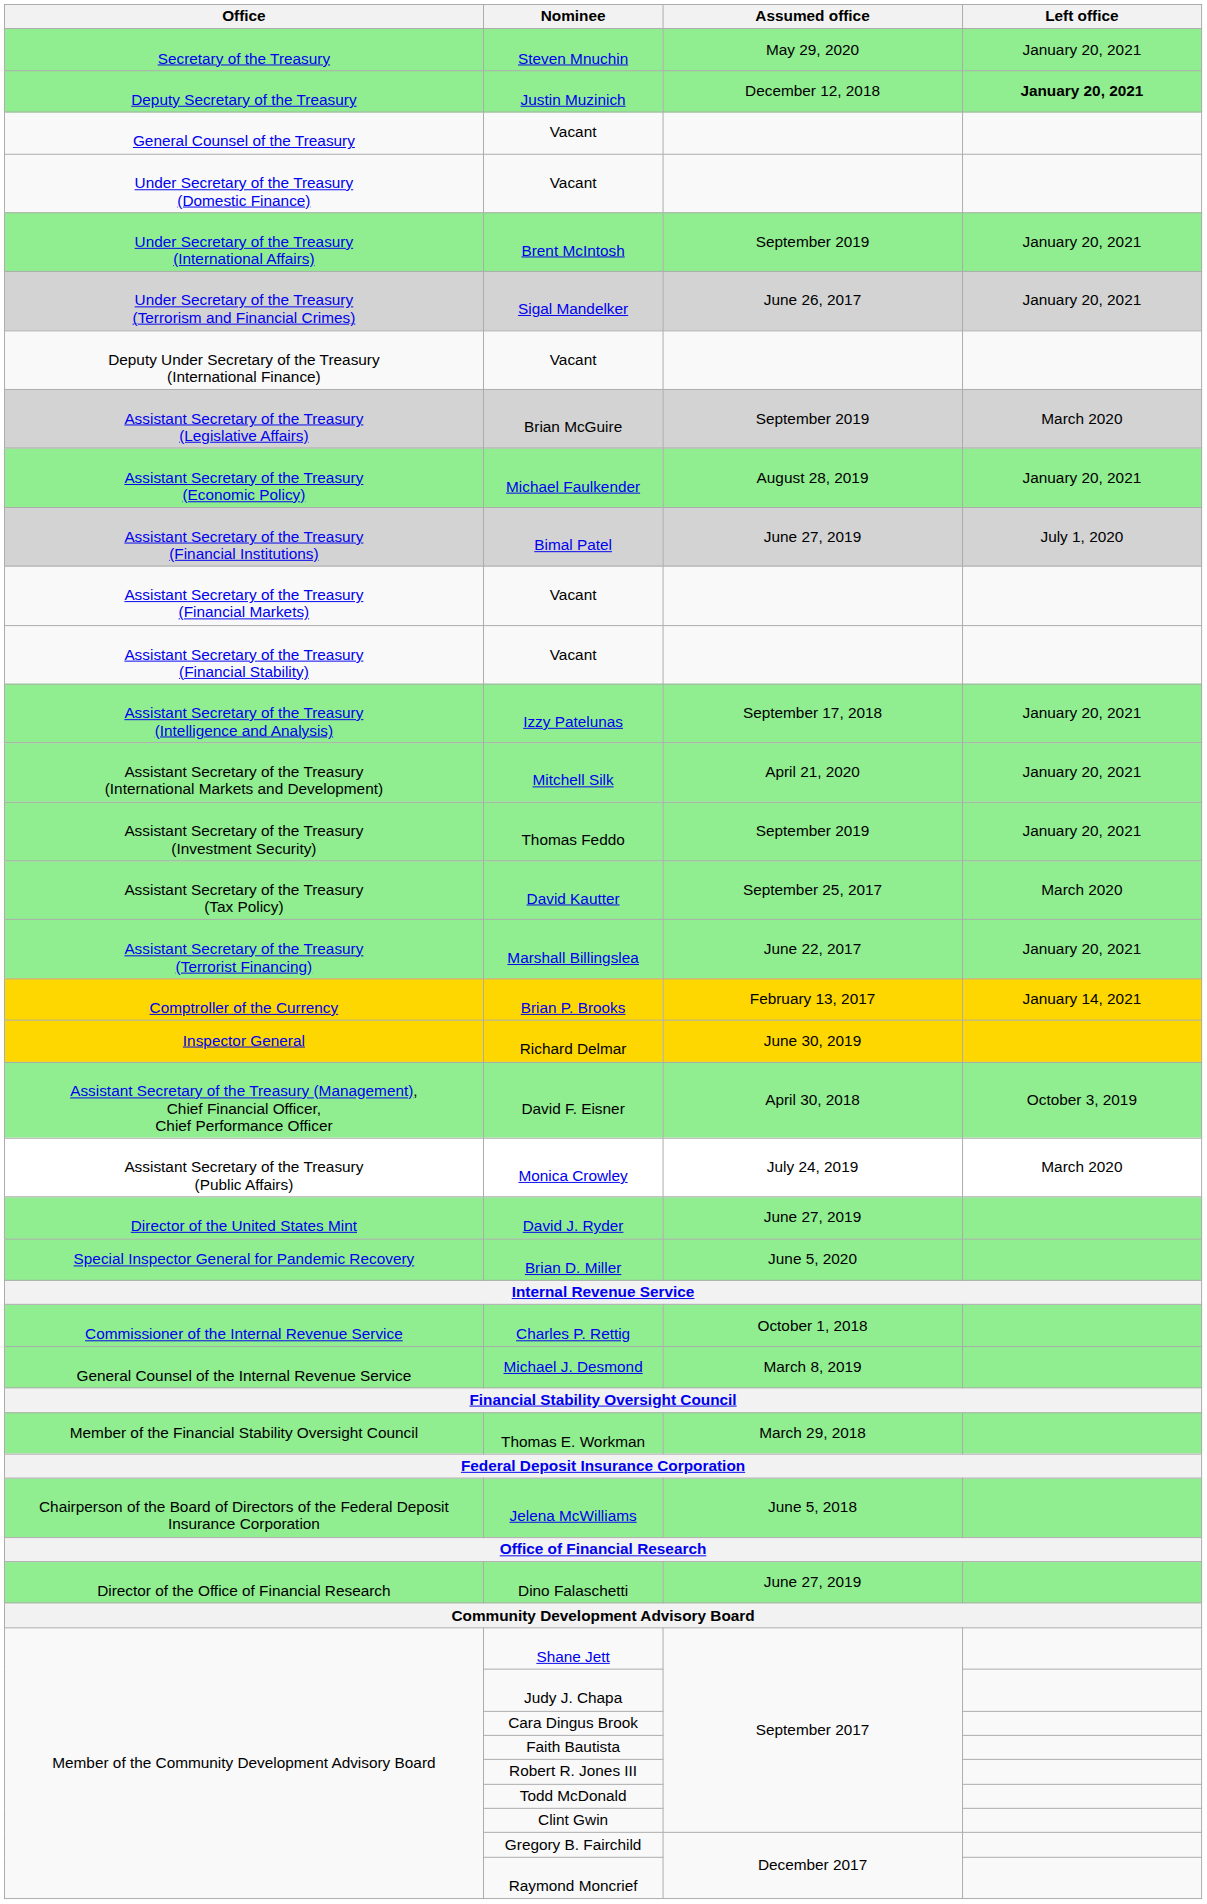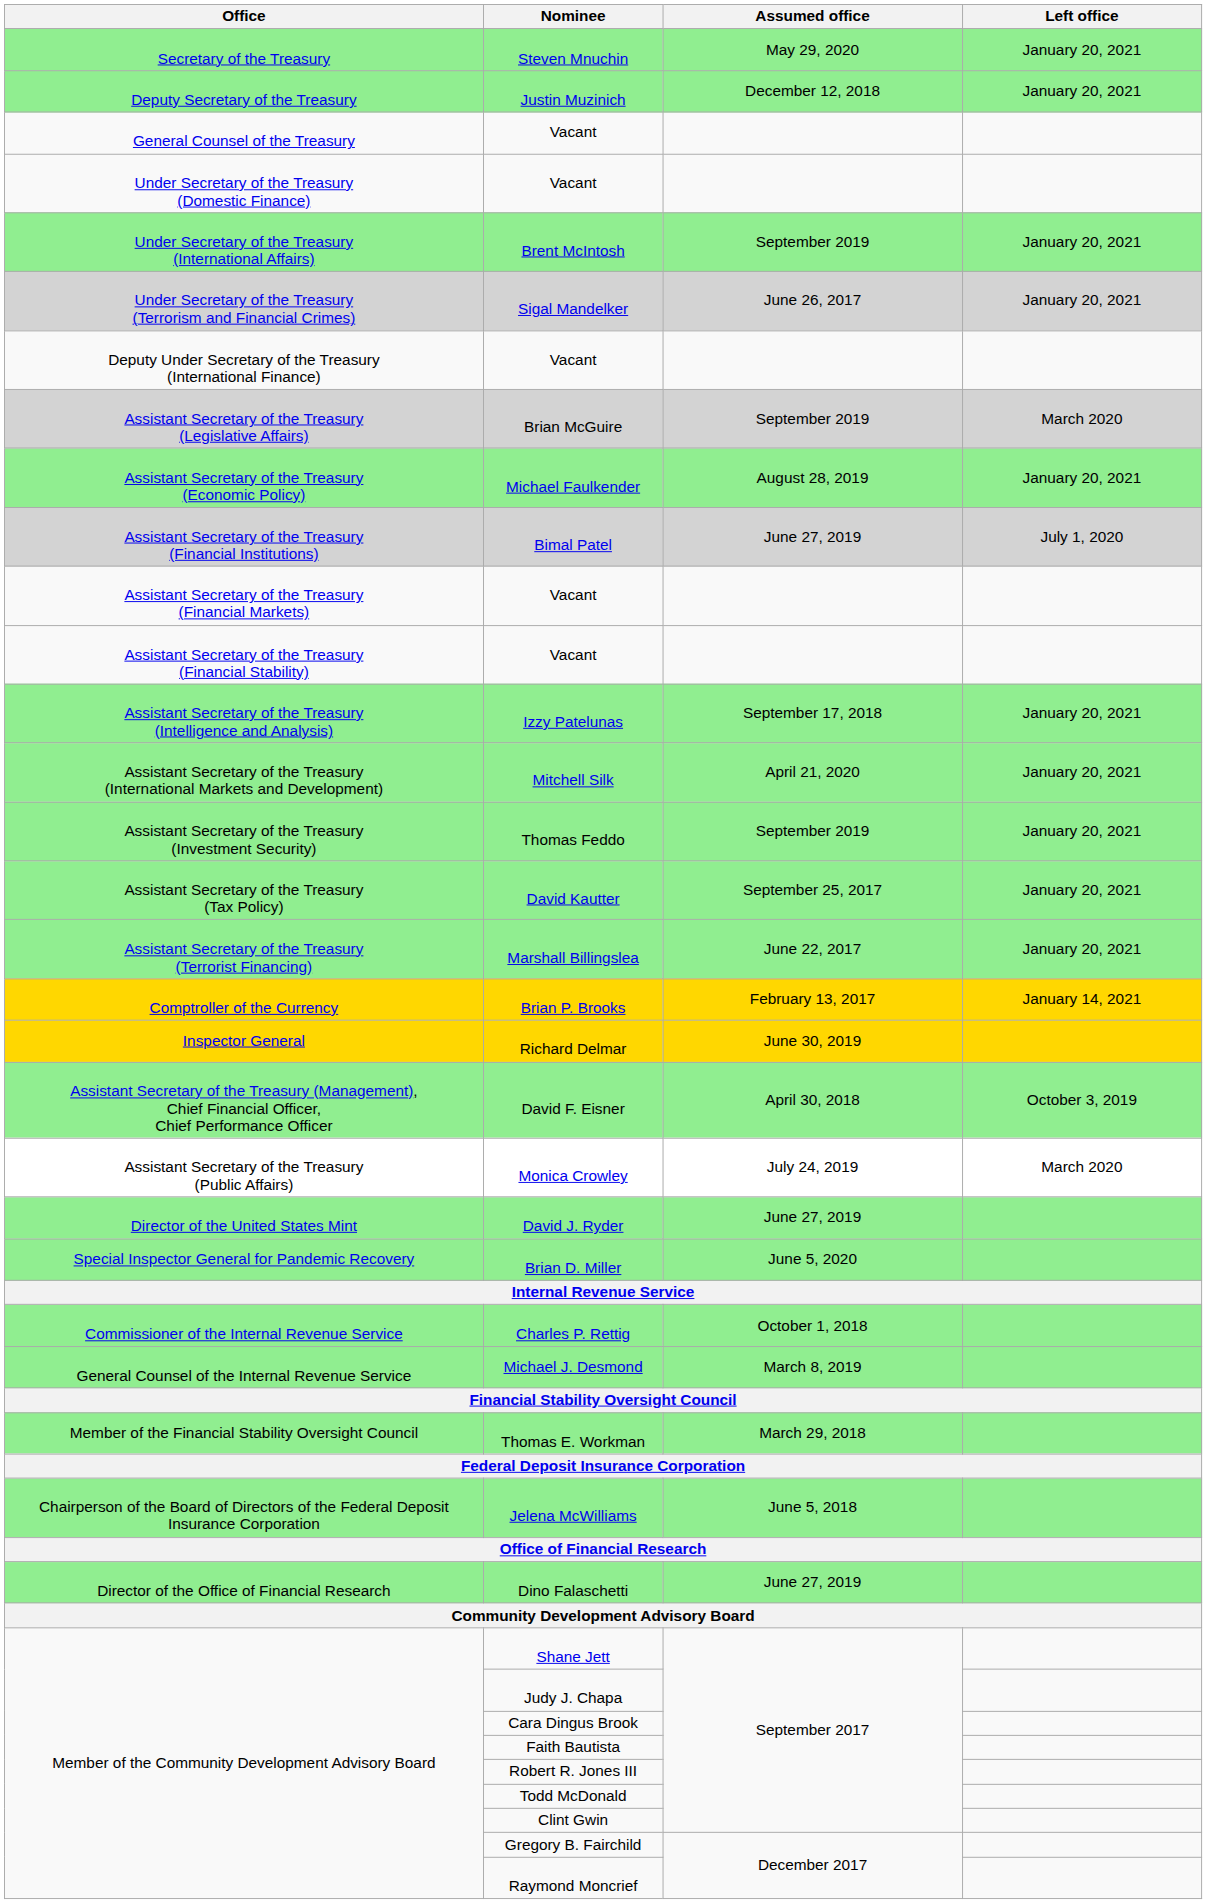(1082, 91) bold -> (1082, 91) normal
(1082, 890) March 2020 -> (1082, 890) January 20, 2021
